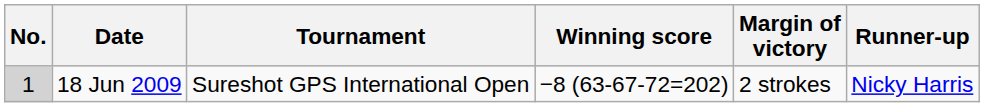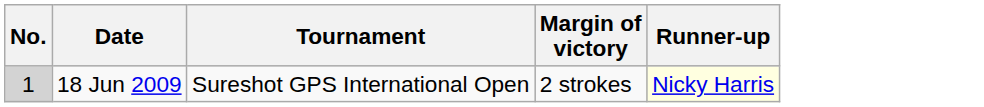- column: (634, 36)
(912, 84) no background -> (713, 84) lightyellow background
